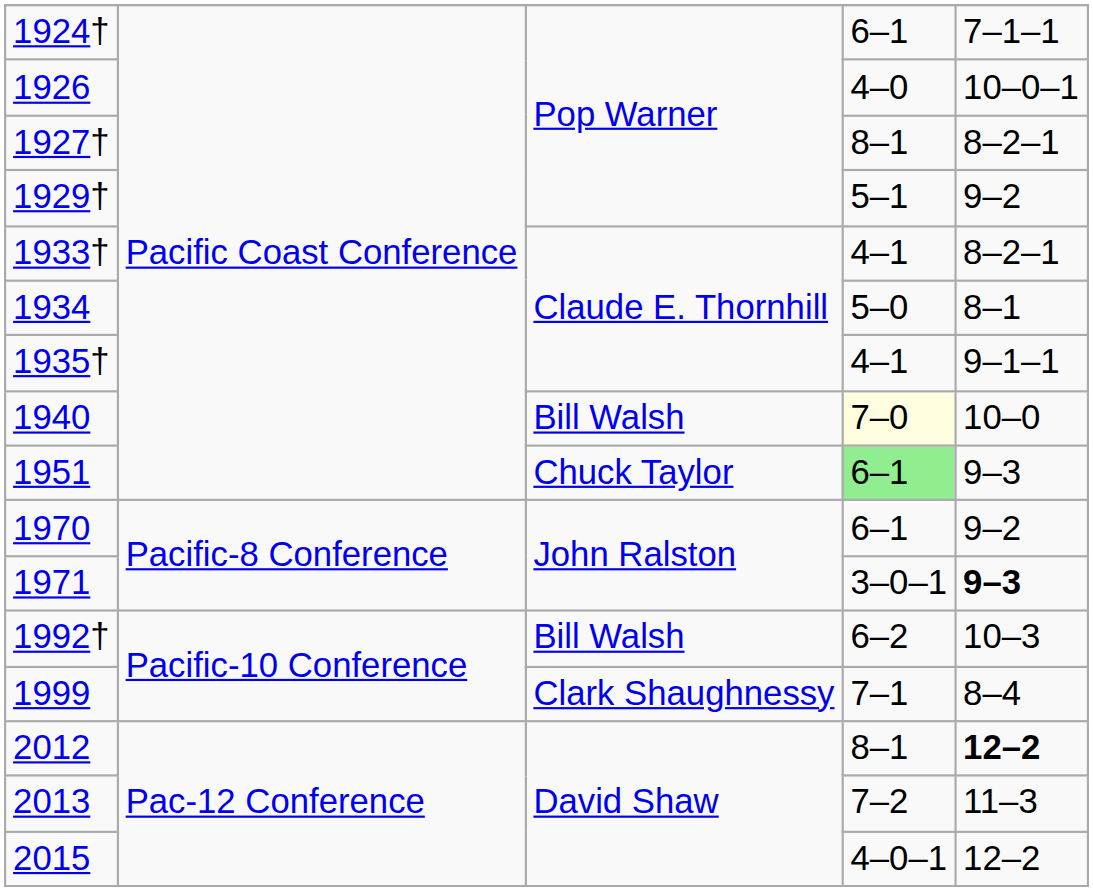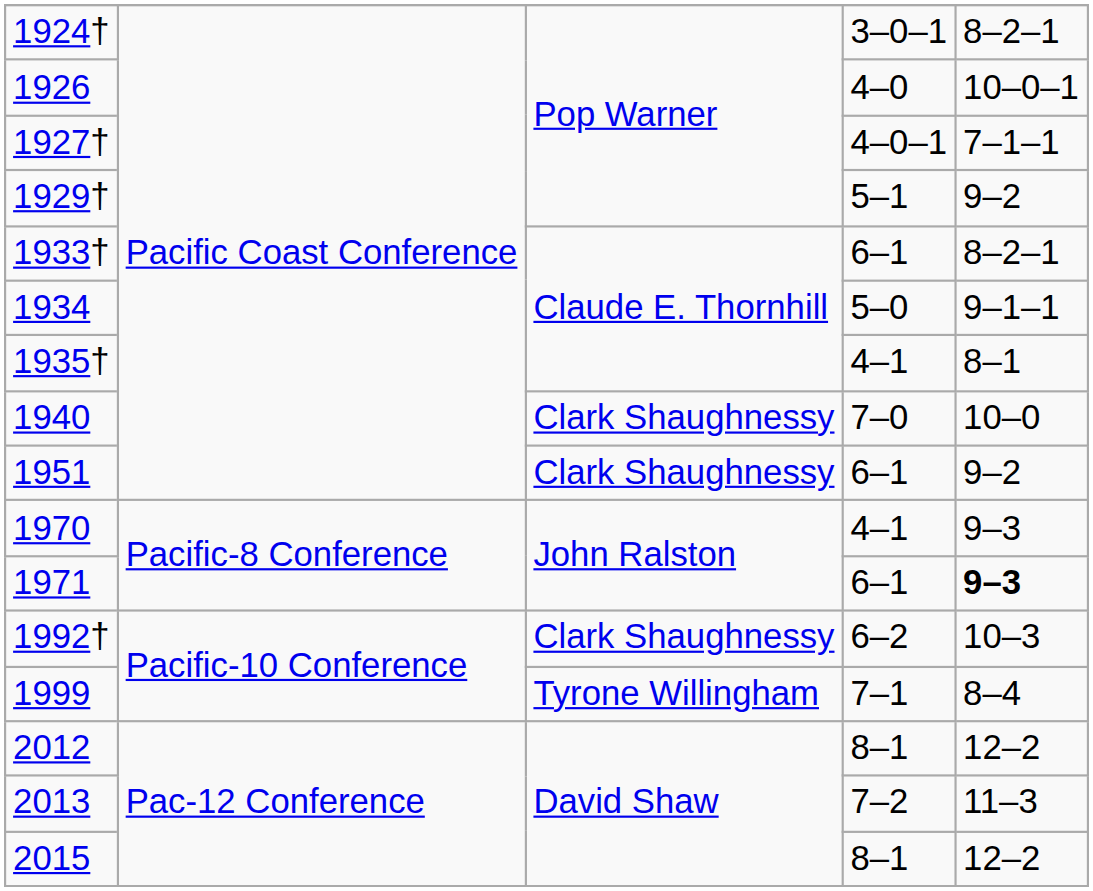(879, 32) 6–1 -> (899, 32) 3–0–1
(1011, 32) 7–1–1 -> (1011, 32) 8–2–1
(879, 142) 8–1 -> (899, 142) 4–0–1
(1011, 142) 8–2–1 -> (1011, 142) 7–1–1
(879, 252) 4–1 -> (879, 252) 6–1
(992, 307) 8–1 -> (1011, 307) 9–1–1
(1011, 362) 9–1–1 -> (992, 362) 8–1
(609, 417) Bill Walsh -> (684, 417) Clark Shaughnessy
(879, 417) lightyellow background -> (879, 417) no background
(633, 472) Chuck Taylor -> (684, 472) Clark Shaughnessy
(879, 472) lightgreen background -> (879, 472) no background
(992, 472) 9–3 -> (992, 472) 9–2
(879, 527) 6–1 -> (879, 527) 4–1
(992, 527) 9–2 -> (992, 527) 9–3
(899, 582) 3–0–1 -> (879, 582) 6–1
(609, 637) Bill Walsh -> (684, 637) Clark Shaughnessy
(684, 692) Clark Shaughnessy -> (676, 692) Tyrone Willingham
(1002, 747) bold -> (1002, 747) normal
(899, 857) 4–0–1 -> (879, 857) 8–1
